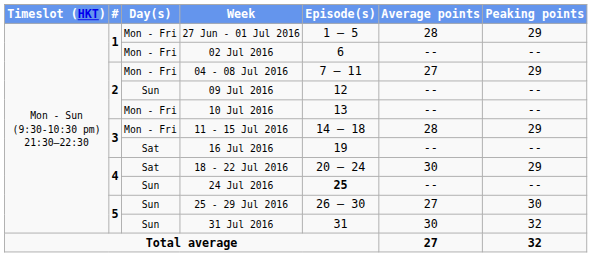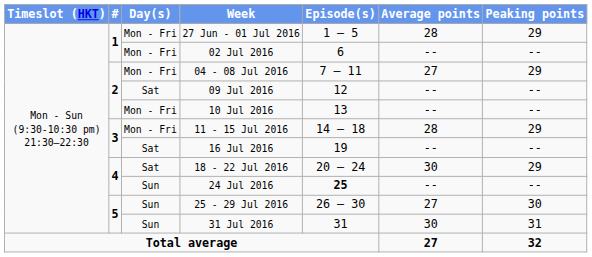(150, 91) Sun -> (150, 91) Sat
(535, 224) 32 -> (535, 224) 31
